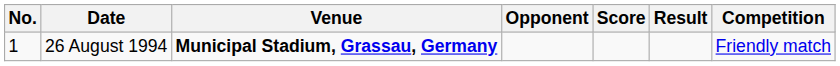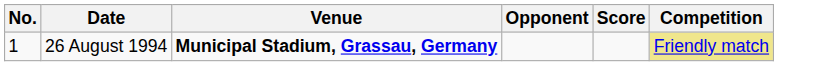- column: (681, 18)
(773, 46) no background -> (711, 46) khaki background
